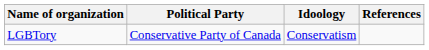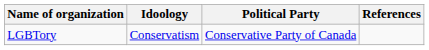columns swapped: (205, 14) <-> (322, 14)
